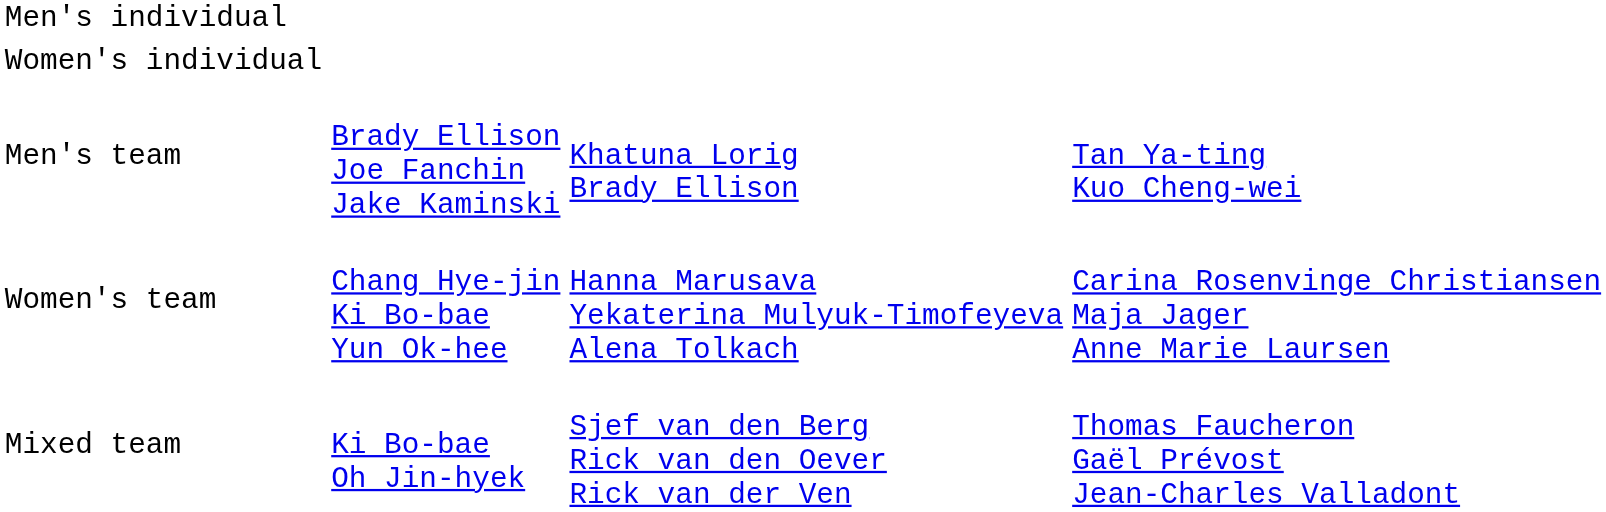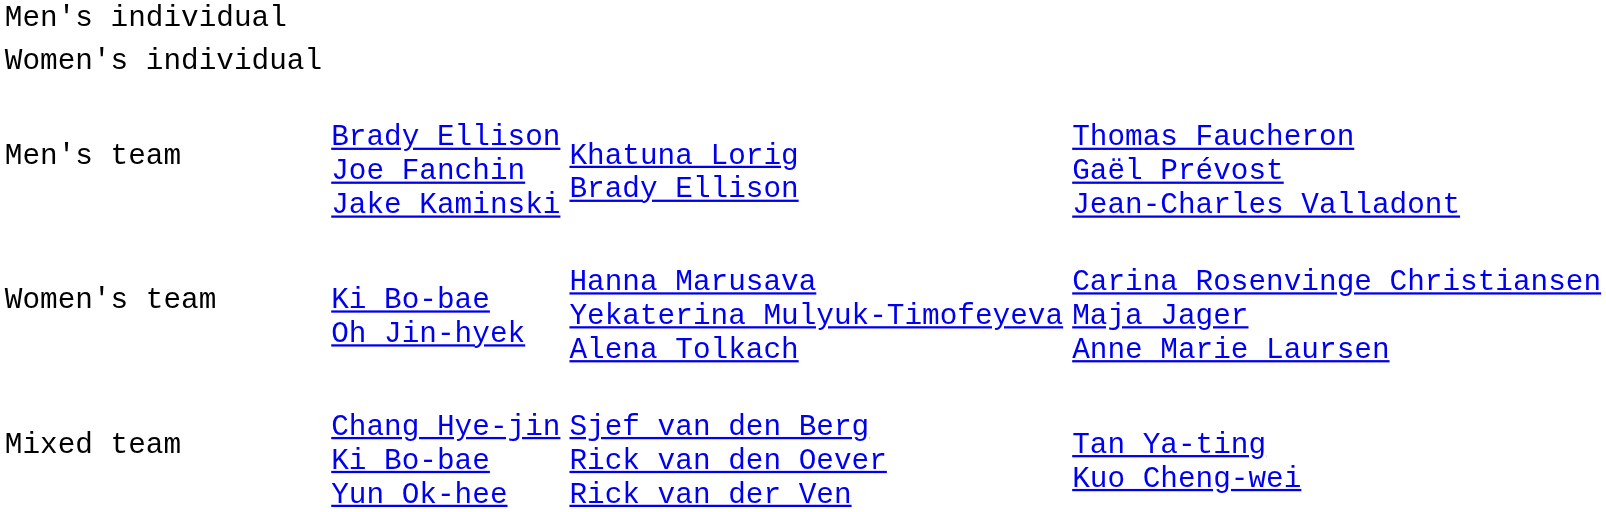(1187, 171) Tan Ya-ting Kuo Cheng-wei -> (1266, 171) Thomas Faucheron Gaël Prévost Jean-Charles Valladont
(446, 316) Chang Hye-jin Ki Bo-bae Yun Ok-hee -> (428, 316) Ki Bo-bae Oh Jin-hyek
(428, 461) Ki Bo-bae Oh Jin-hyek -> (446, 461) Chang Hye-jin Ki Bo-bae Yun Ok-hee
(1266, 461) Thomas Faucheron Gaël Prévost Jean-Charles Valladont -> (1187, 461) Tan Ya-ting Kuo Cheng-wei
